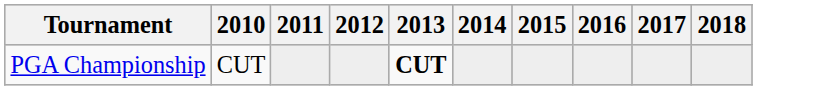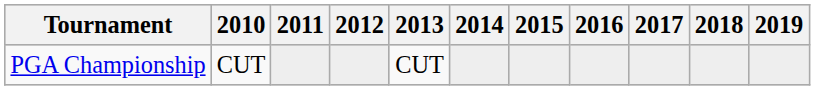+ column: (779, 24)
(421, 64) bold -> (420, 64) normal
